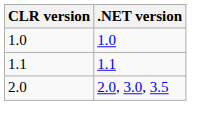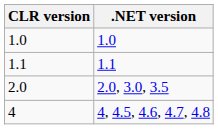+ row: (12, 111)
